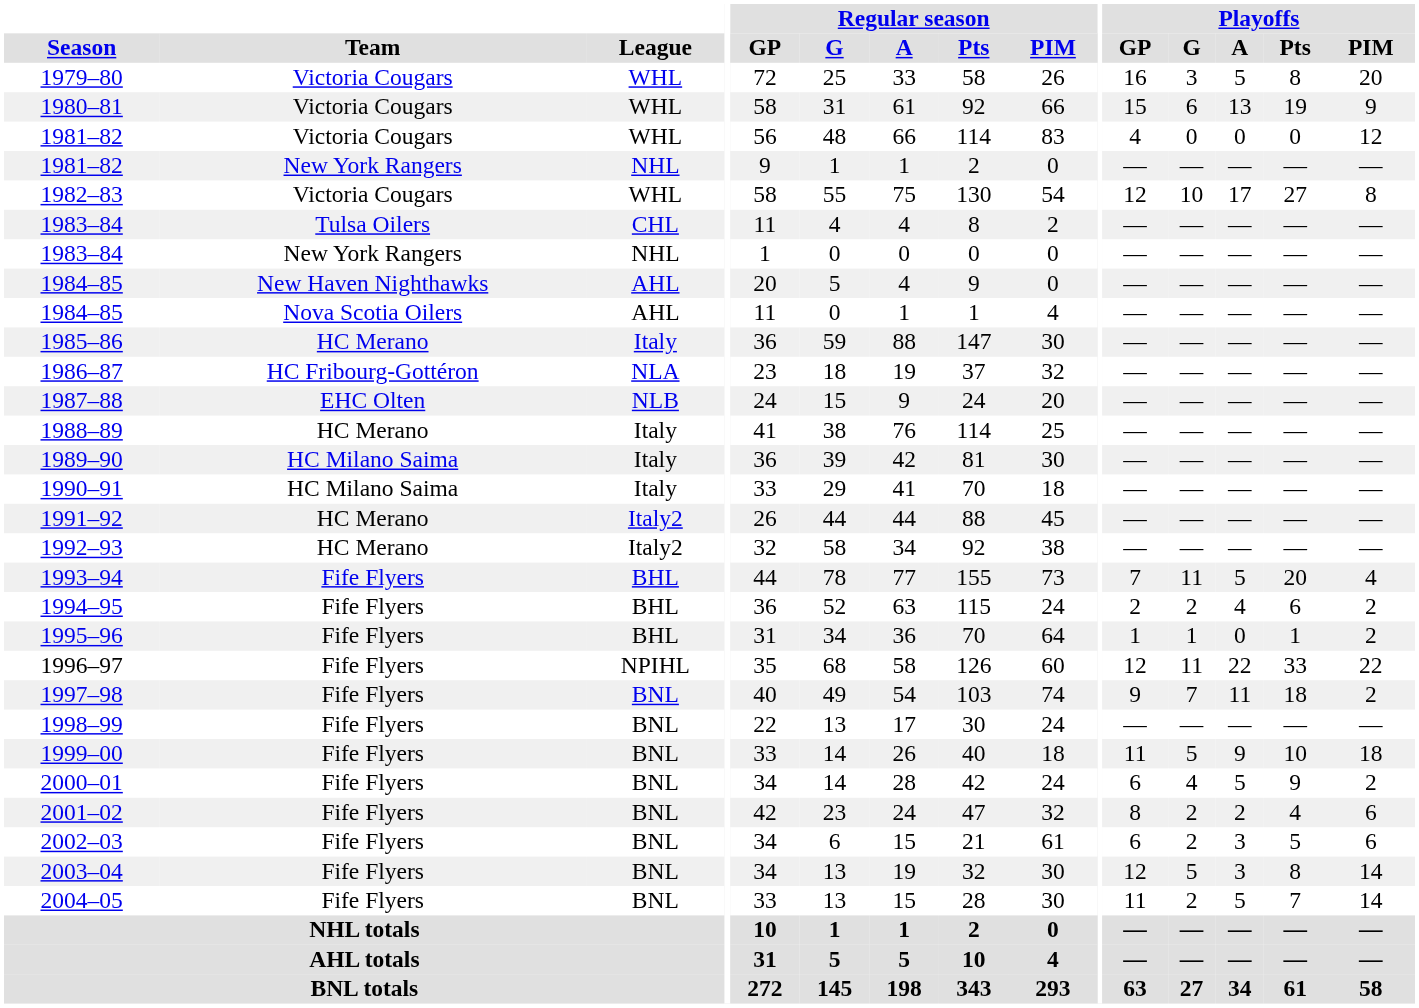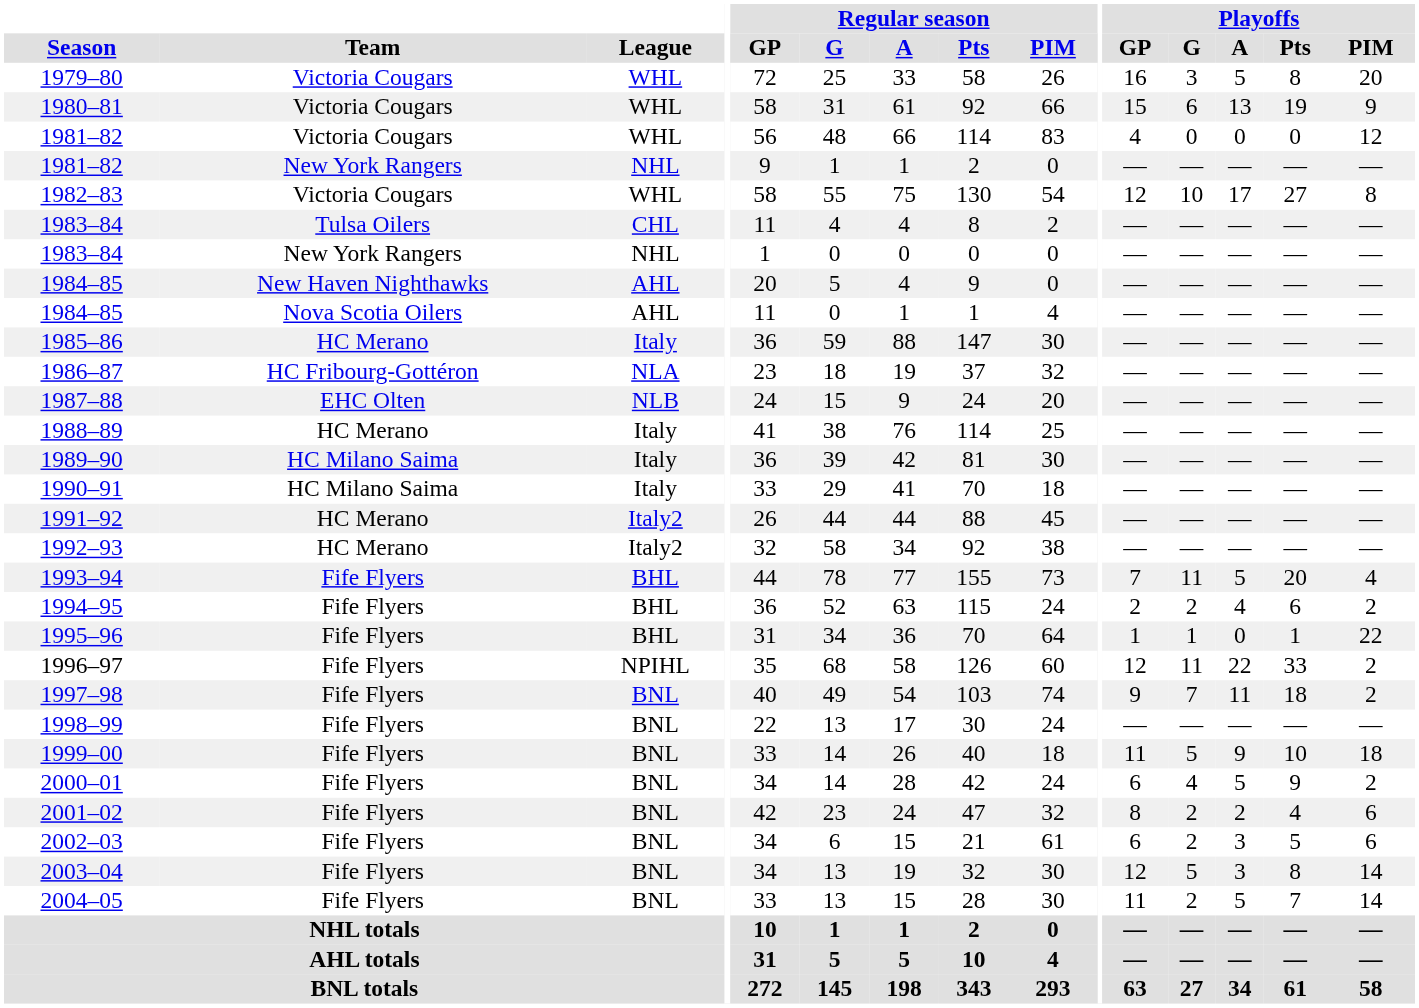(1371, 635) 2 -> (1371, 635) 22
(1371, 665) 22 -> (1371, 665) 2
